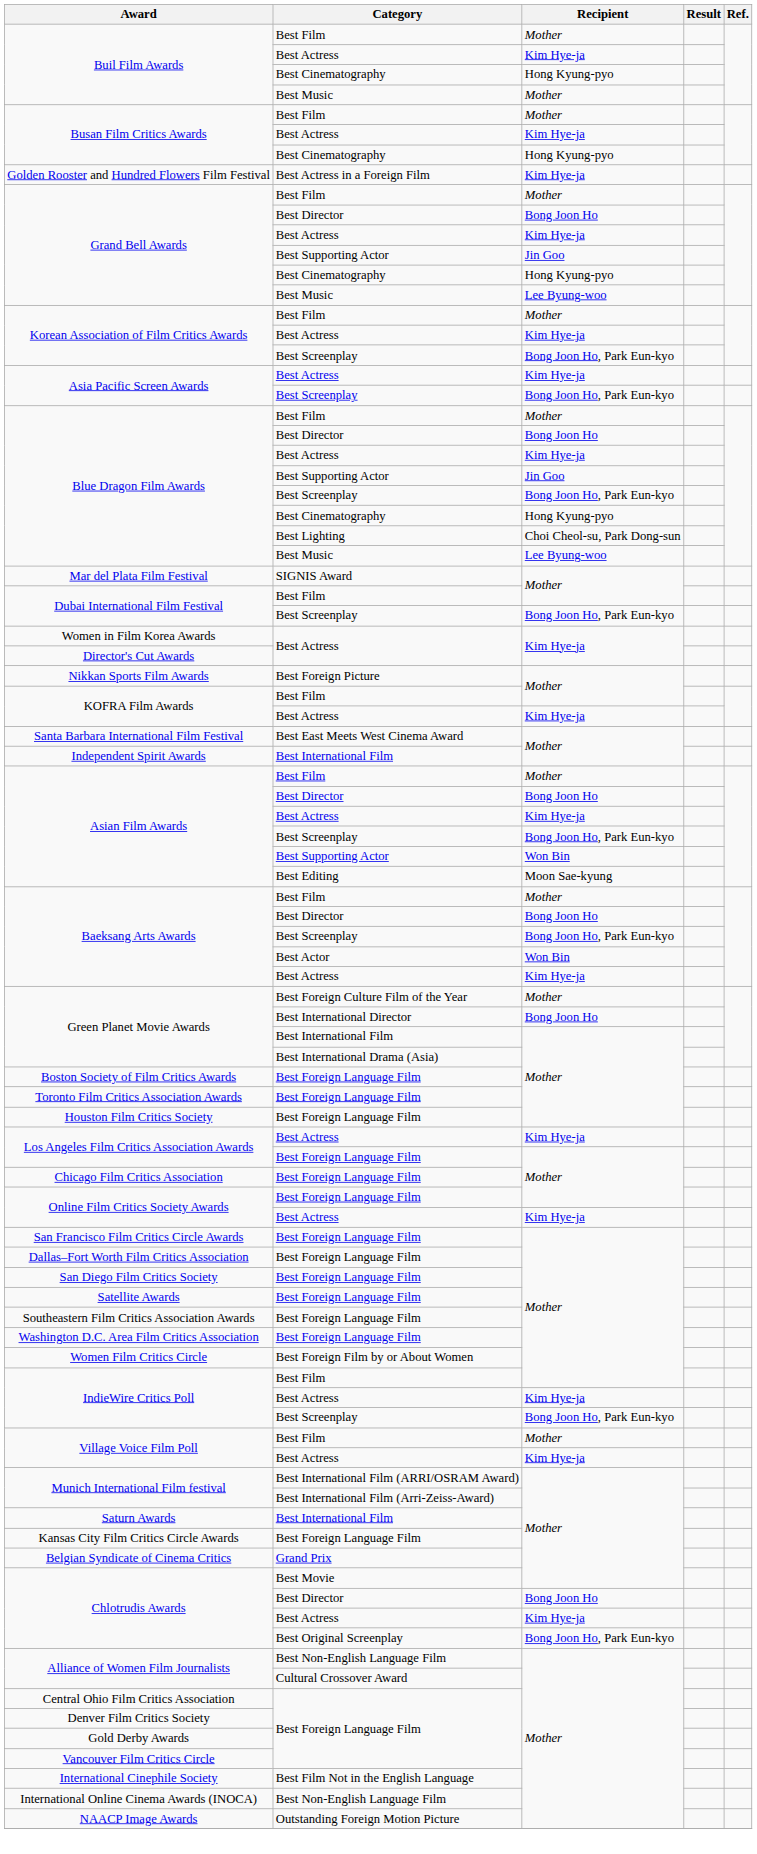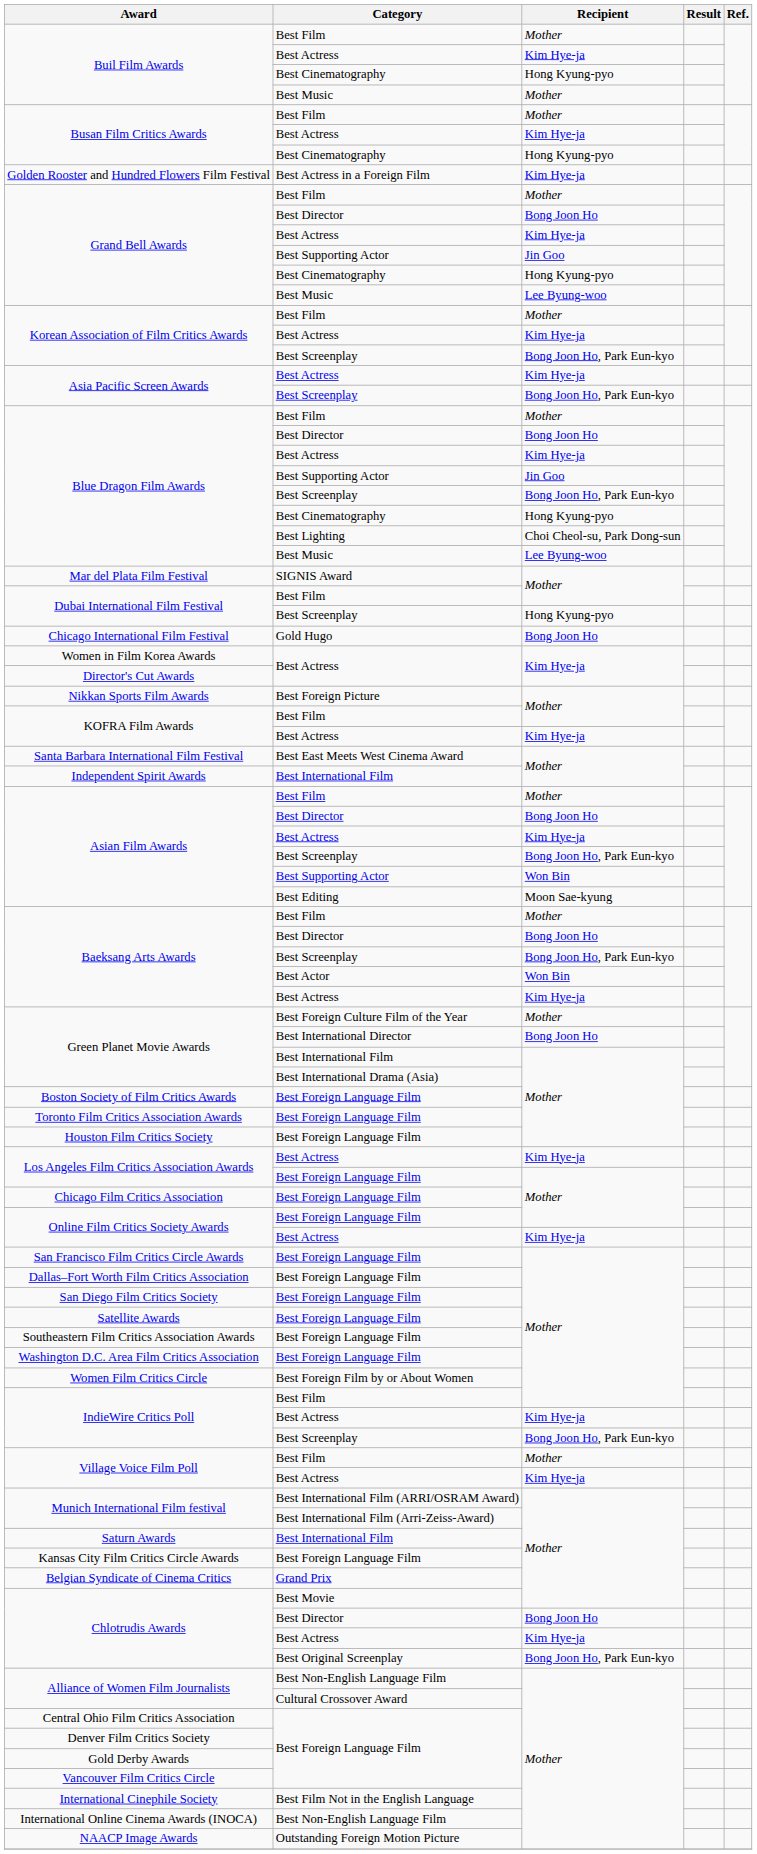(599, 615) Bong Joon Ho, Park Eun-kyo -> (569, 615) Hong Kyung-pyo
+ row: (139, 635)
